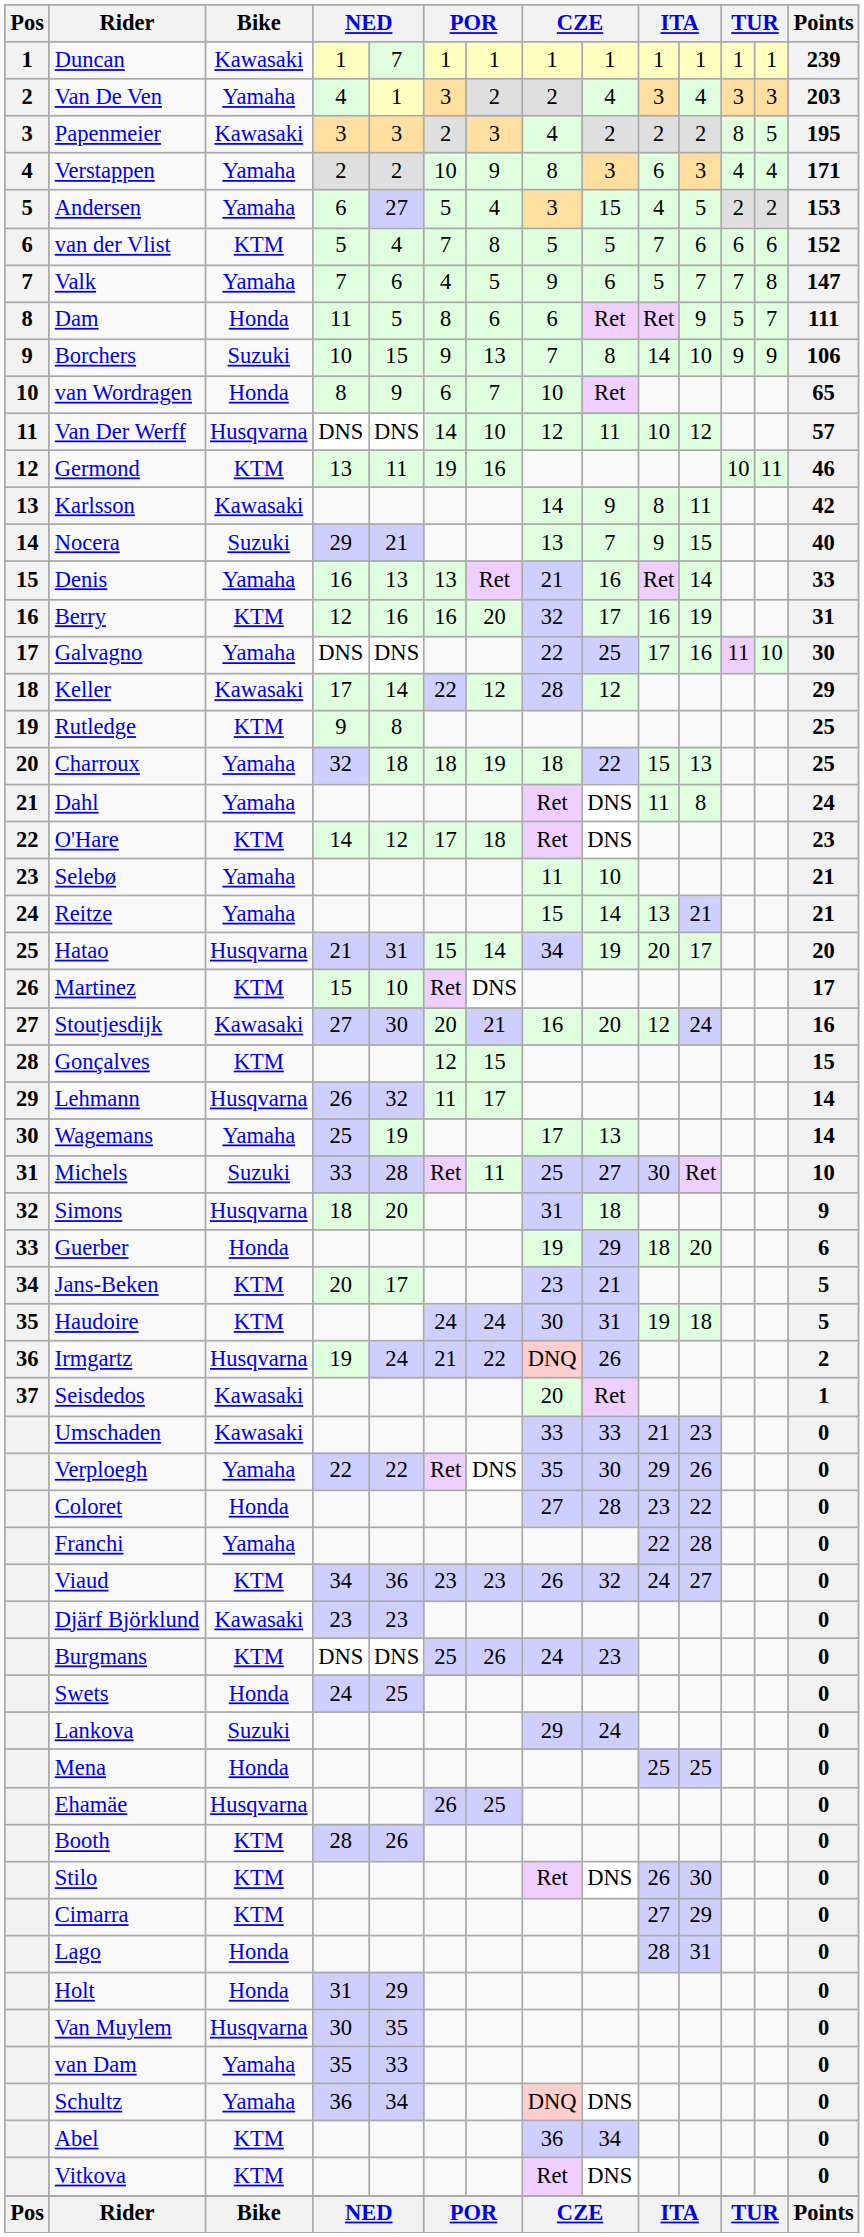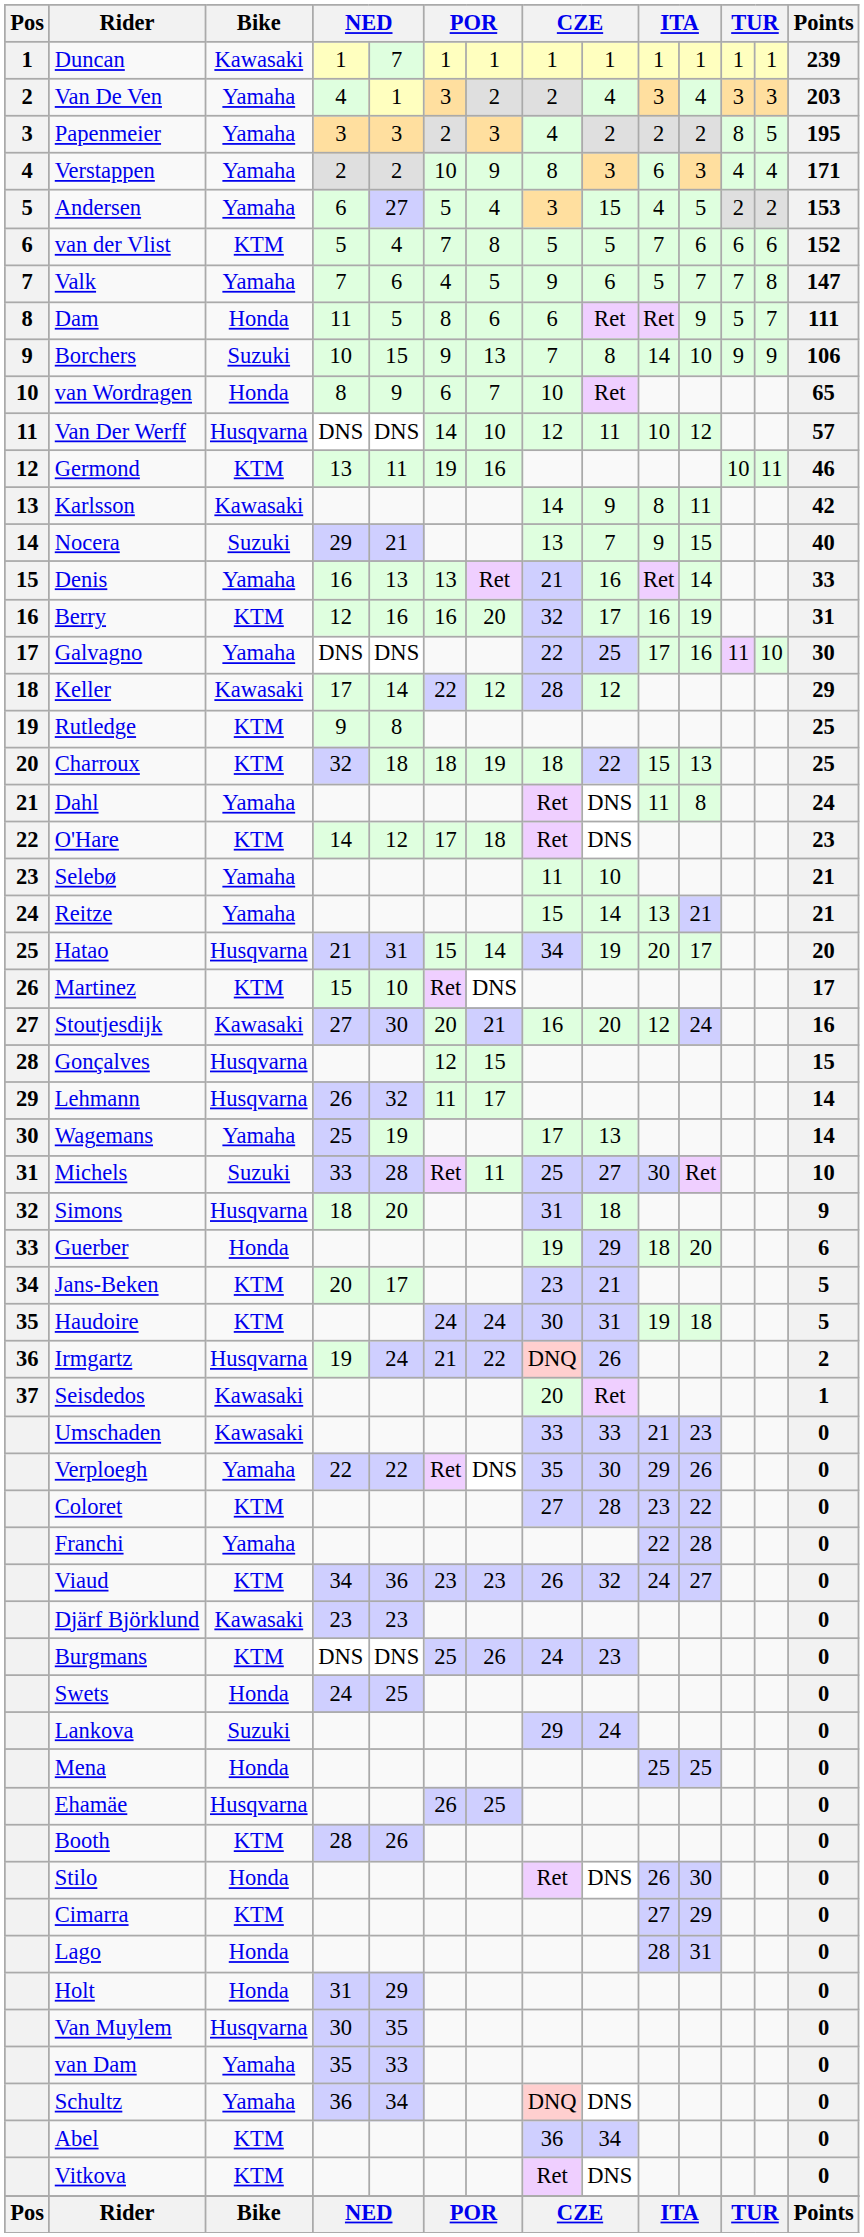(259, 134) Kawasaki -> (259, 134) Yamaha
(259, 765) Yamaha -> (259, 765) KTM
(259, 1062) KTM -> (259, 1062) Husqvarna
(259, 1507) Honda -> (259, 1507) KTM
(259, 1879) KTM -> (259, 1879) Honda
